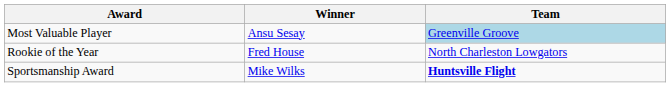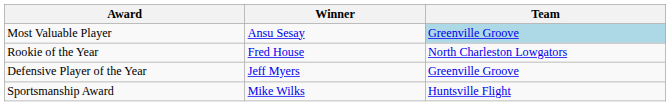+ row: (77, 71)
(472, 71) bold -> (469, 91) normal
